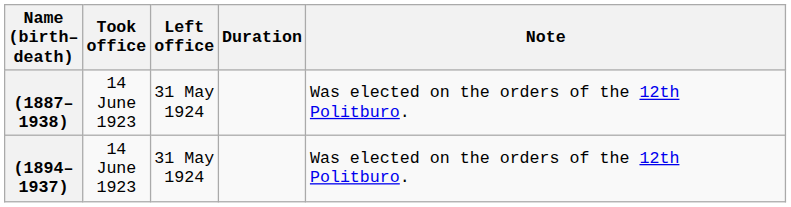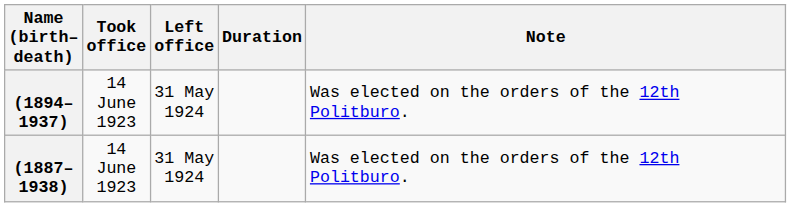rows swapped: (44, 178) <-> (44, 113)
